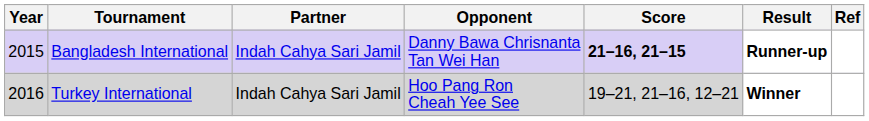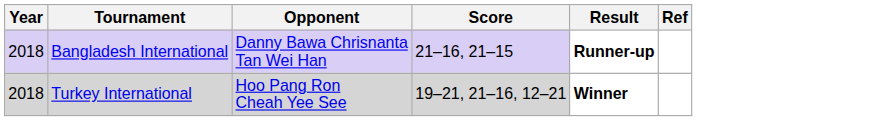- column: (318, 18)
(26, 52) 2015 -> (26, 52) 2018
(637, 52) bold -> (464, 52) normal
(26, 95) 2016 -> (26, 95) 2018
